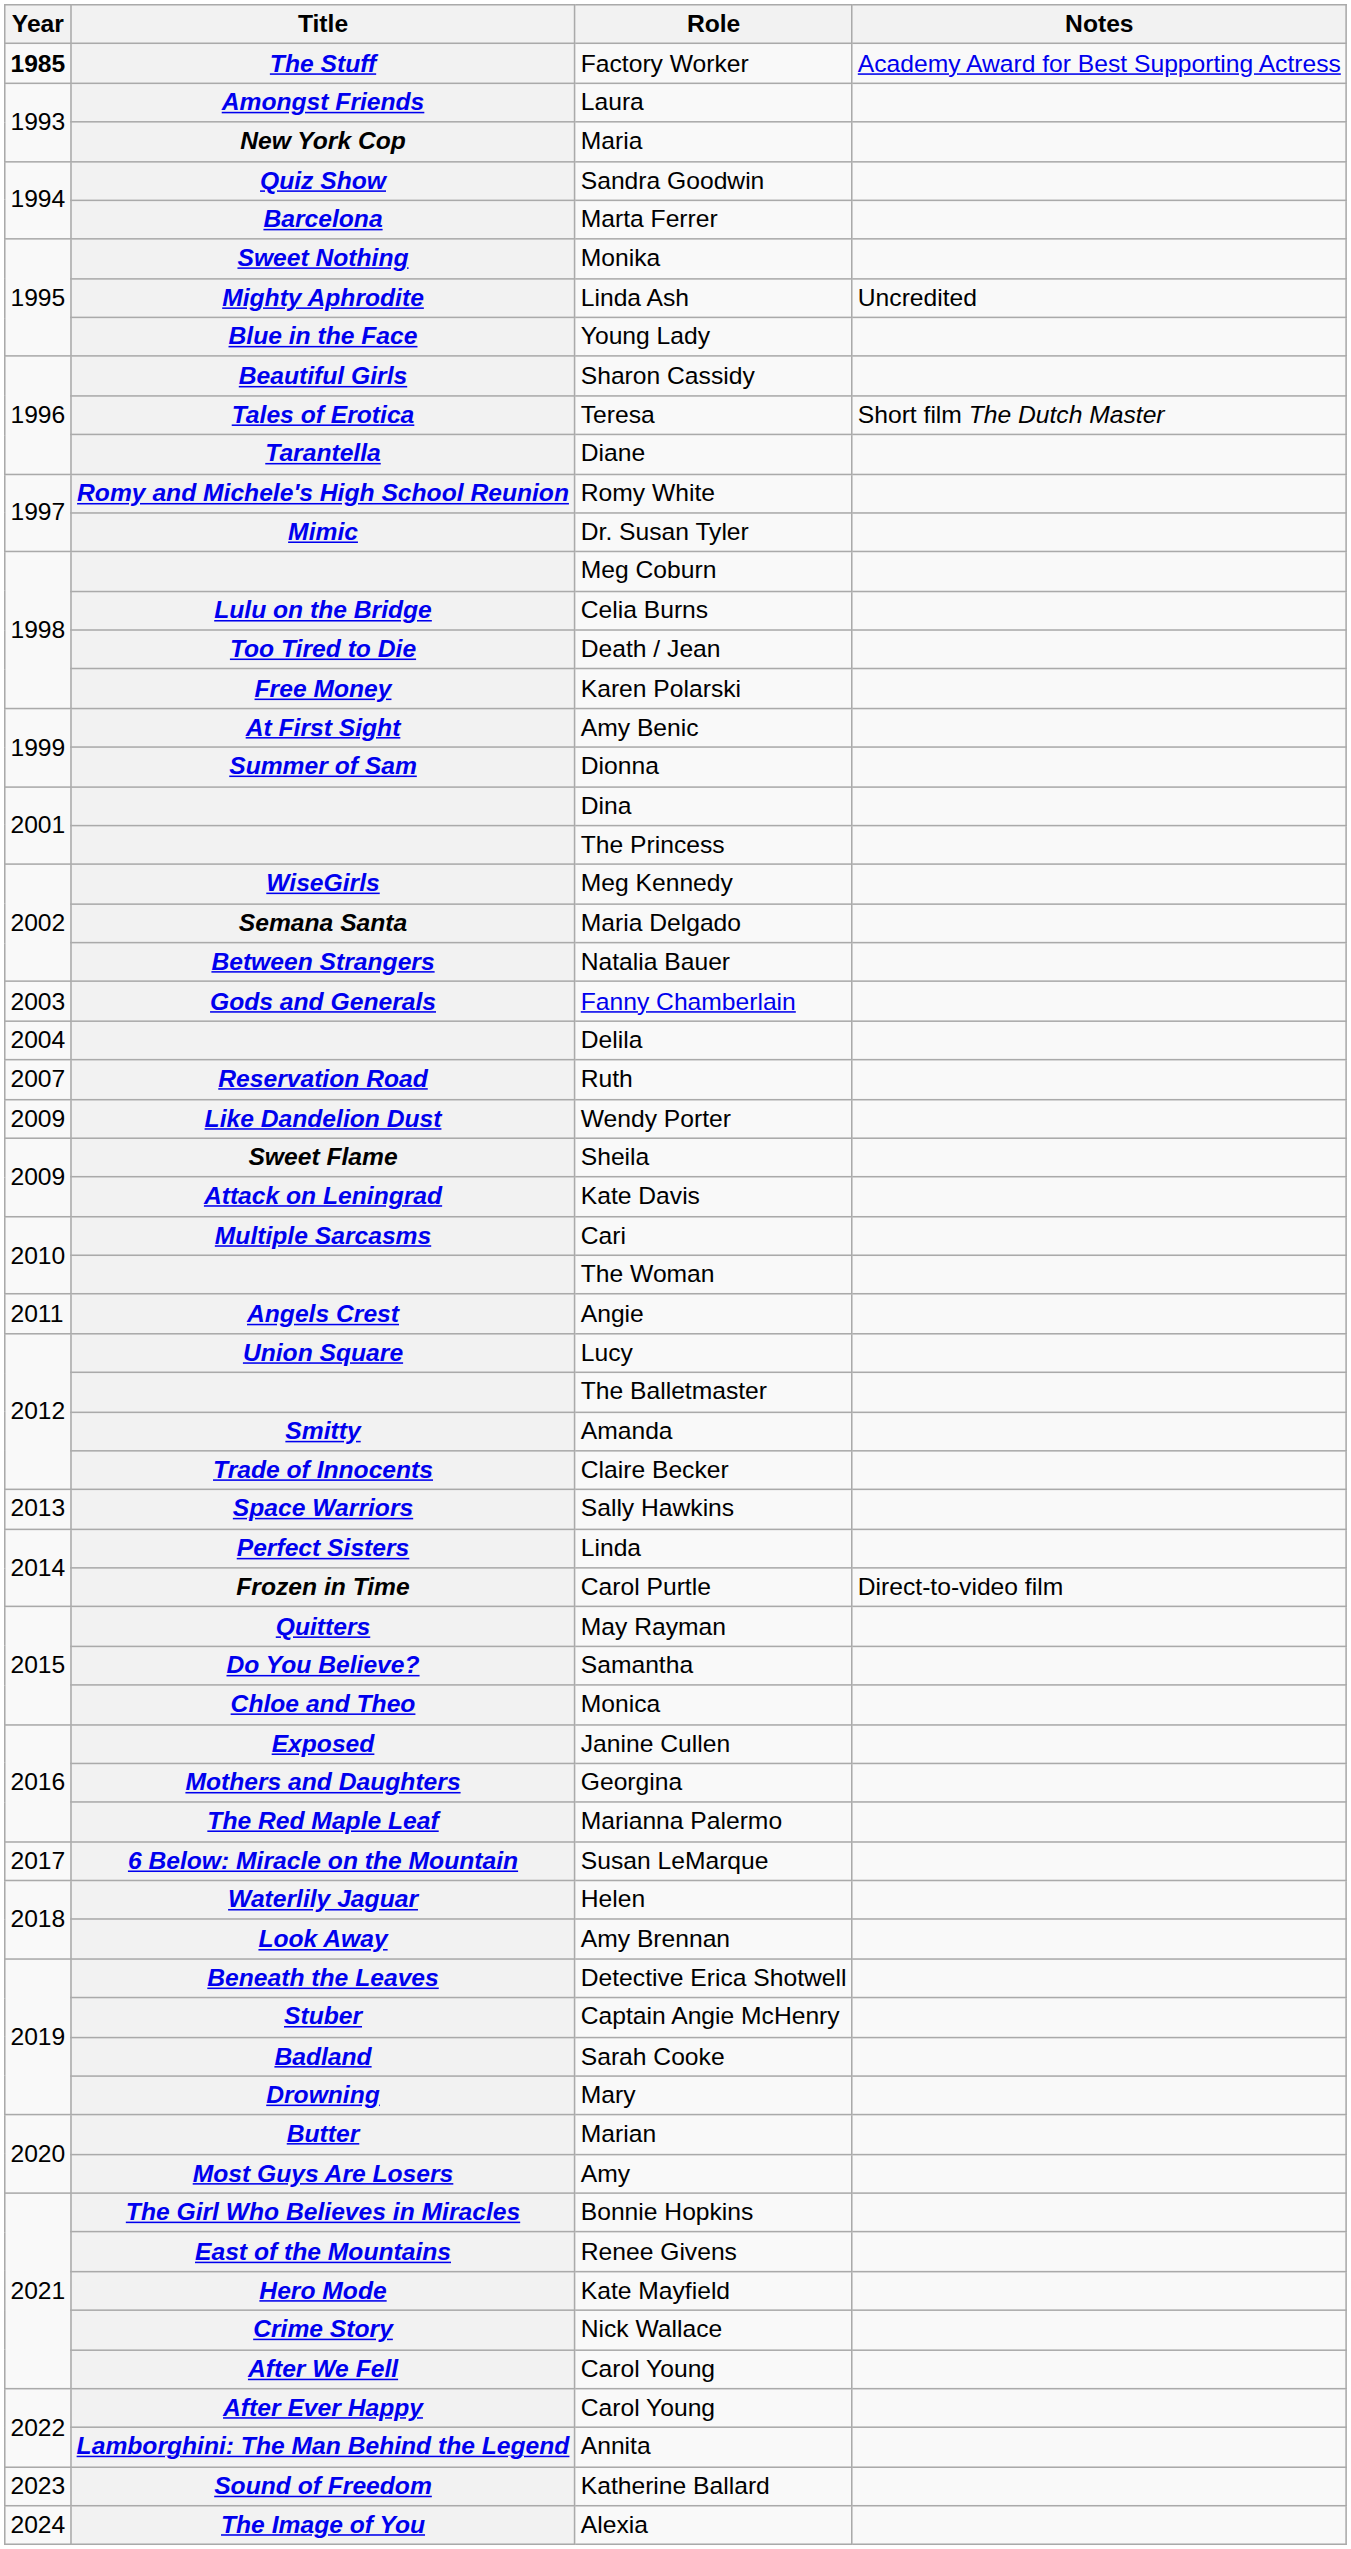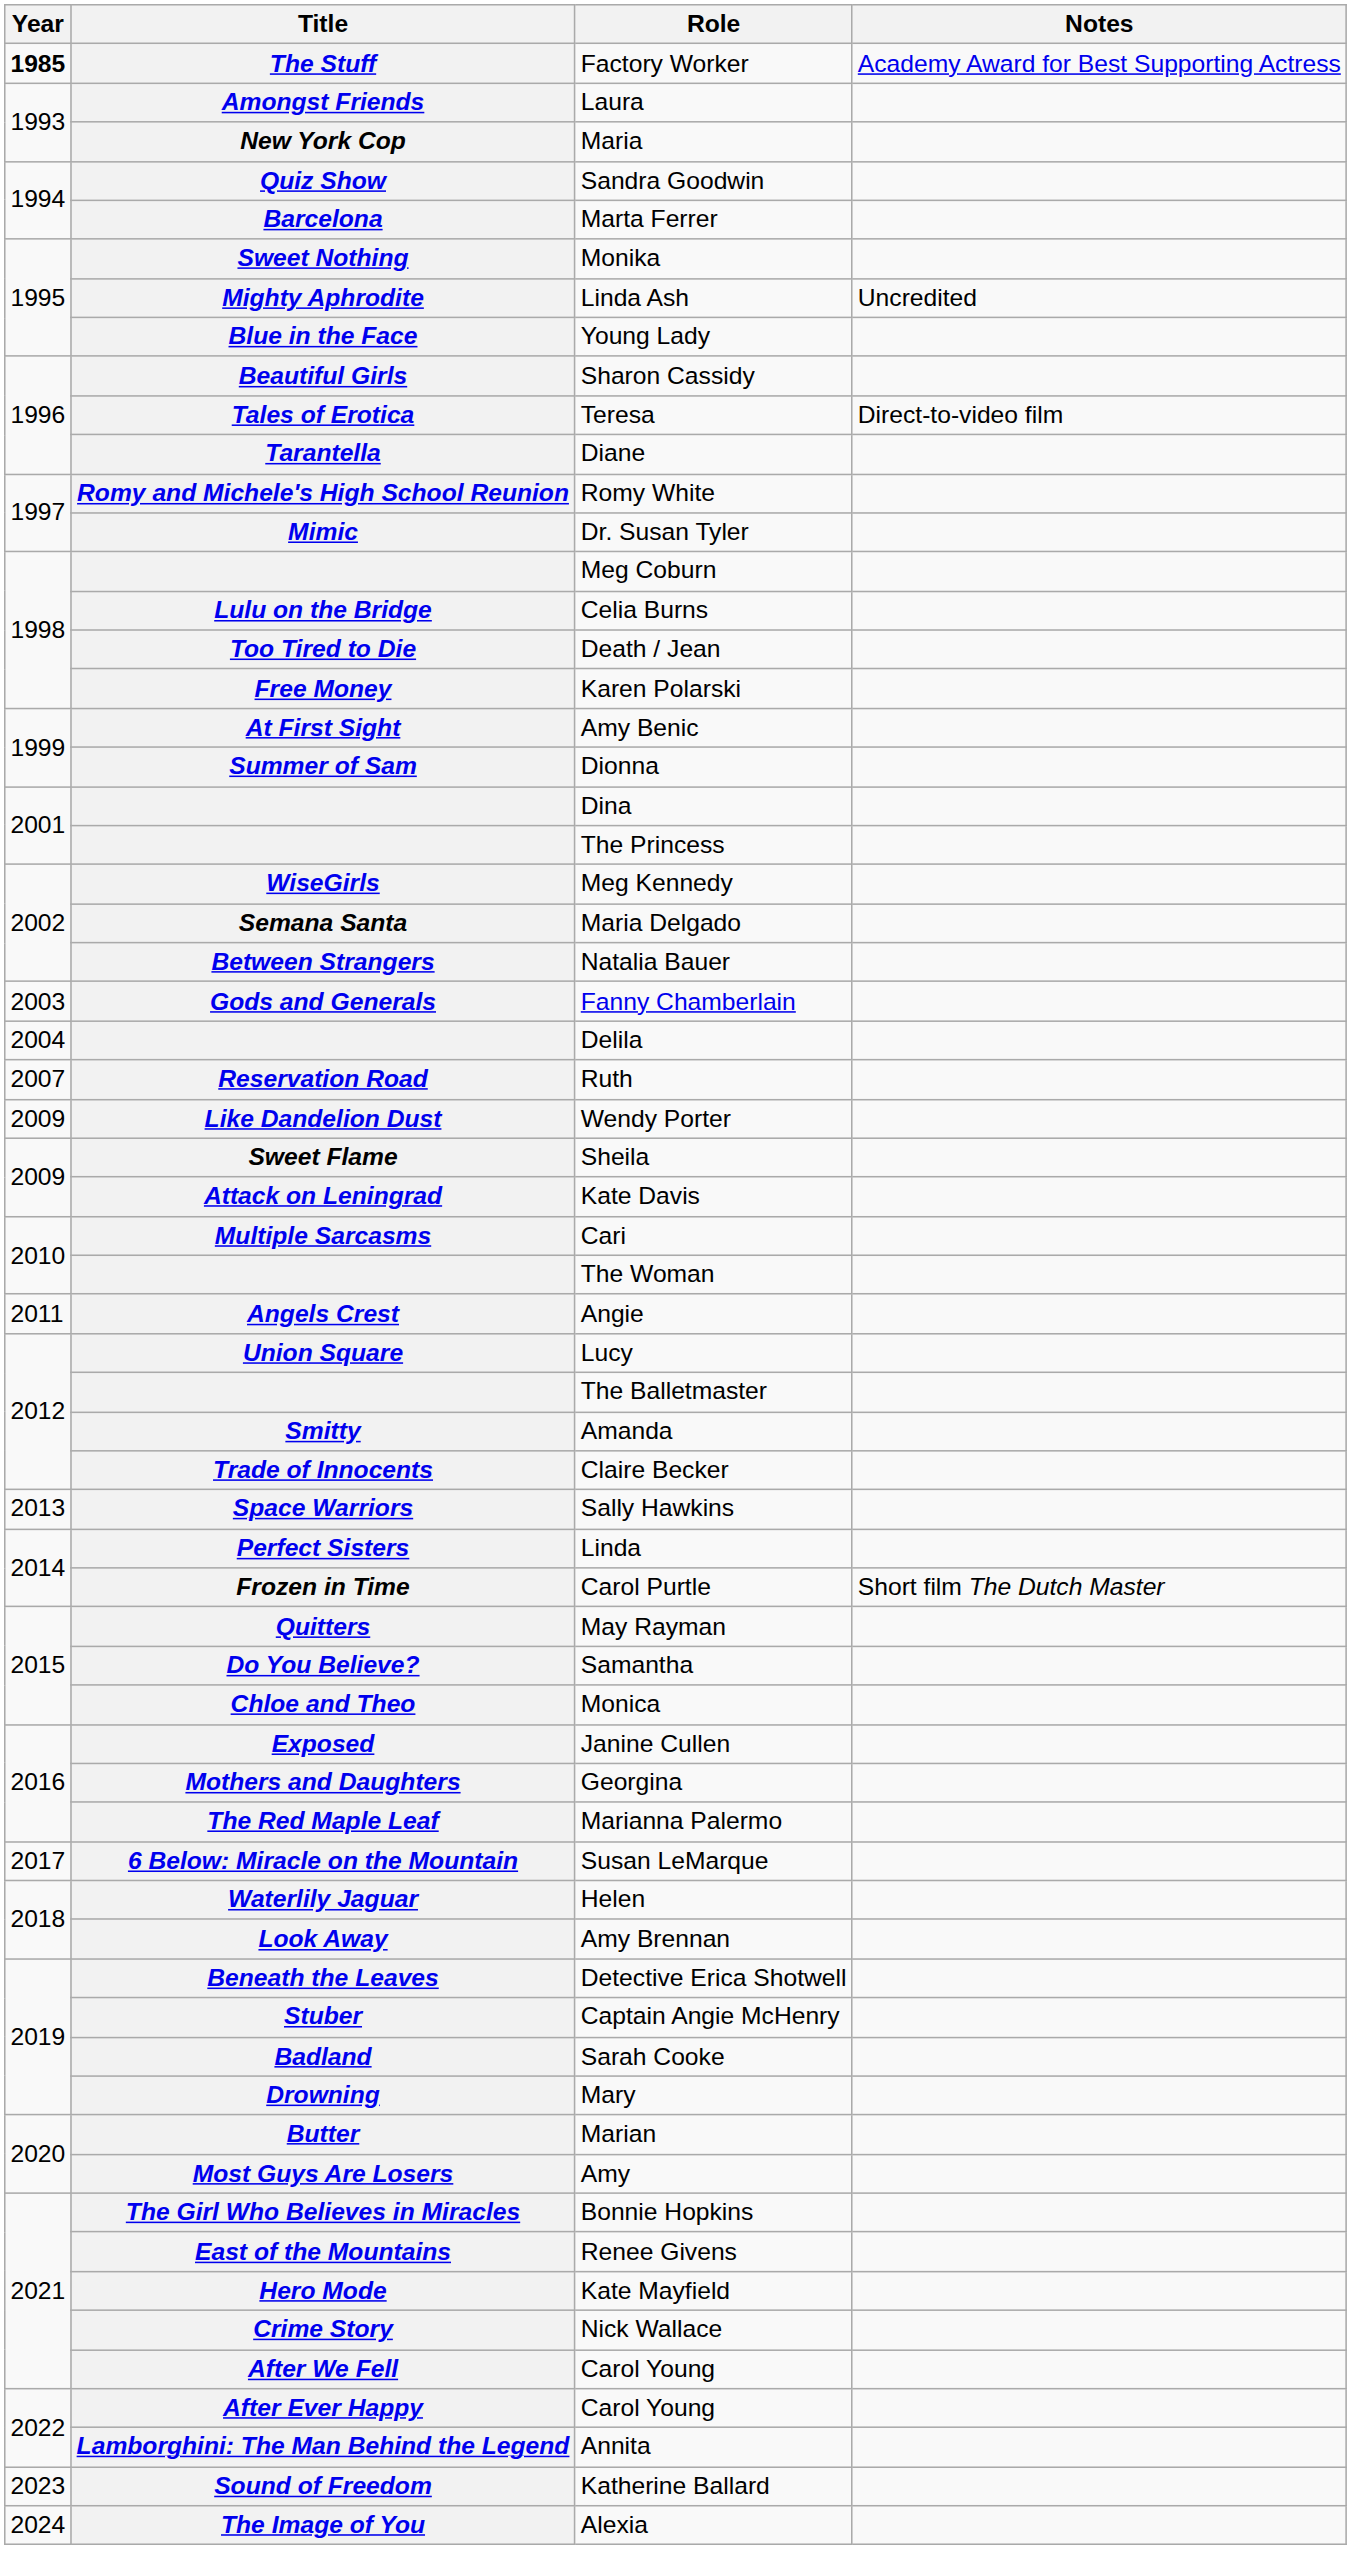(1011, 414) Short film The Dutch Master -> (960, 414) Direct-to-video film
(960, 1587) Direct-to-video film -> (1011, 1587) Short film The Dutch Master
